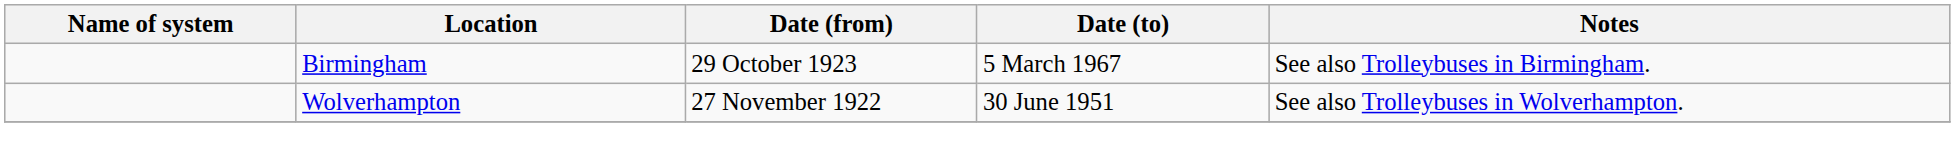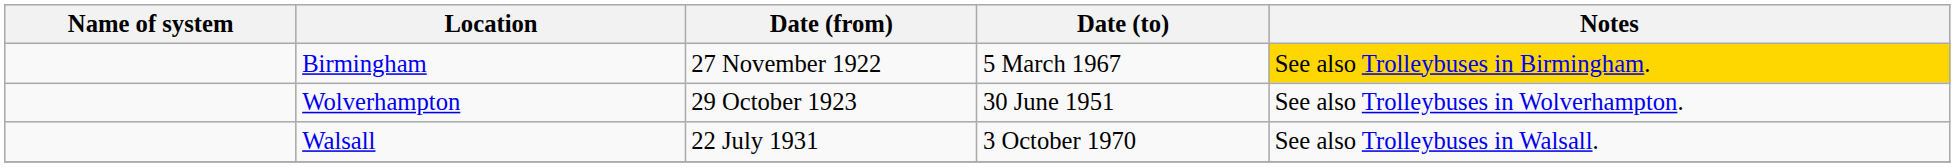(774, 63) 29 October 1923 -> (786, 63) 27 November 1922
(1463, 63) no background -> (1463, 63) gold background
(786, 102) 27 November 1922 -> (774, 102) 29 October 1923
+ row: (339, 141)
